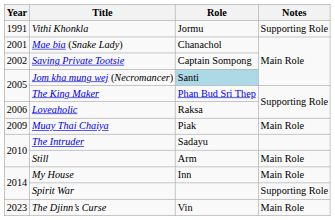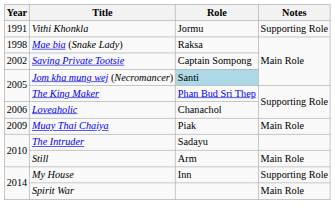(17, 45) 2001 -> (17, 45) 1998
(200, 45) Chanachol -> (190, 45) Raksa
(190, 110) Raksa -> (200, 110) Chanachol
(282, 175) Main Role -> (294, 175) Supporting Role
(294, 191) Supporting Role -> (282, 191) Main Role
- row: (69, 207)
